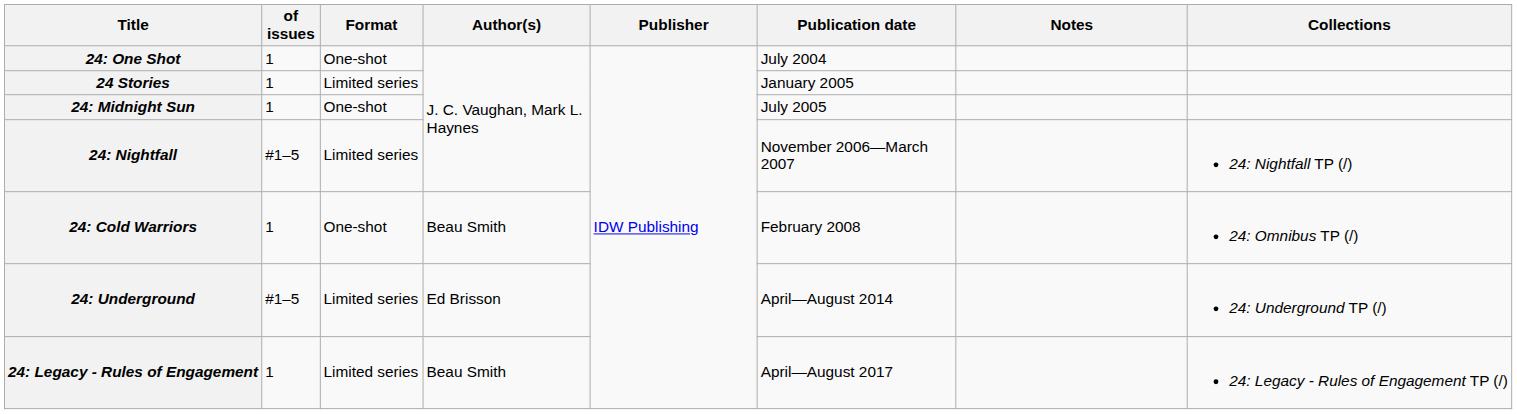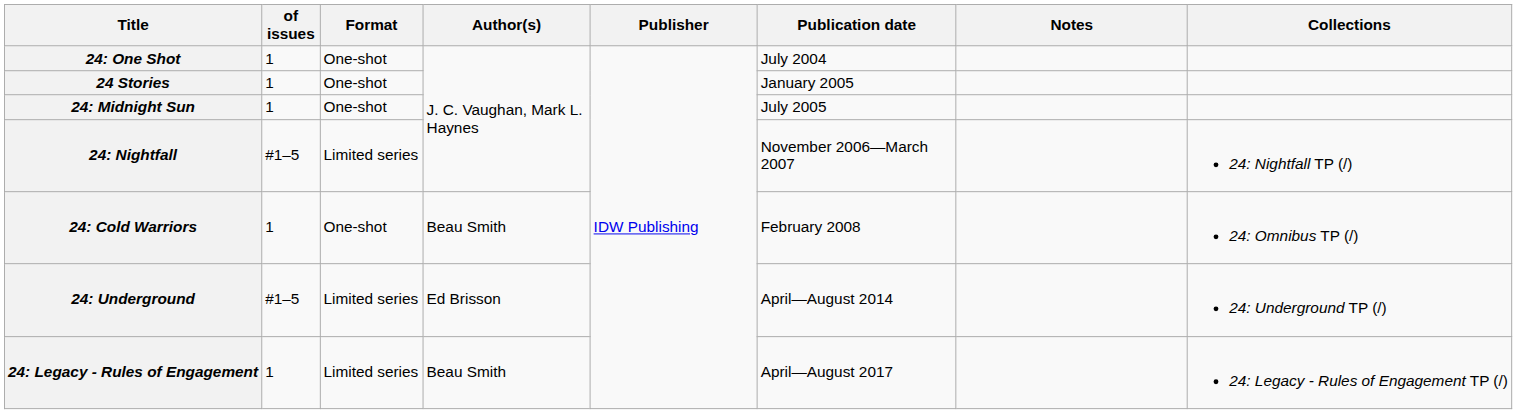(371, 82) Limited series -> (355, 82) One-shot
